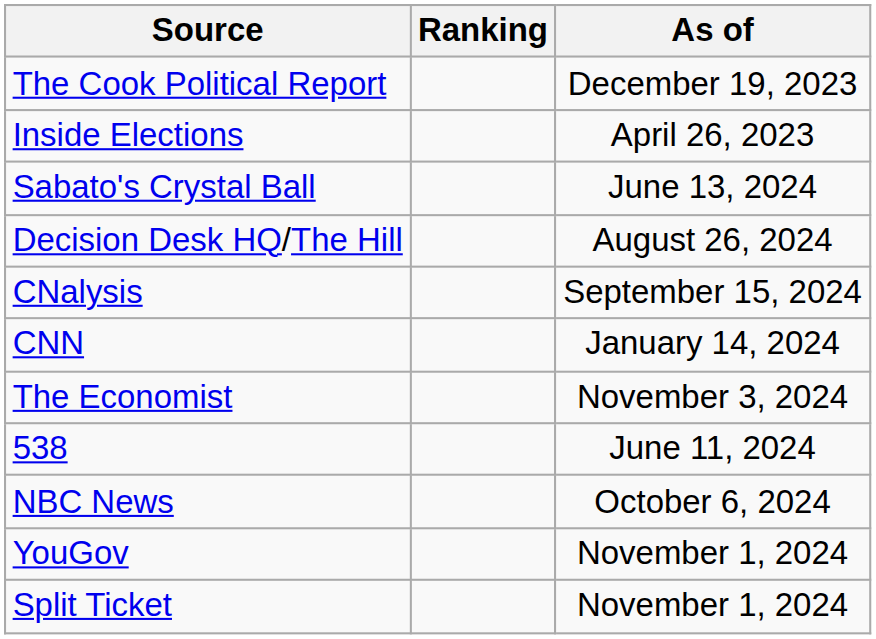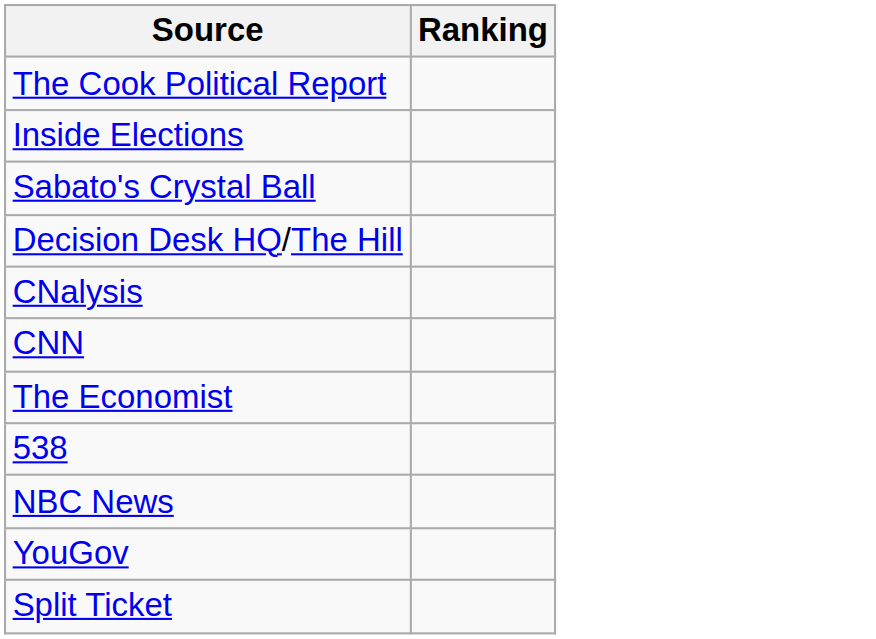- column: (713, 30)
